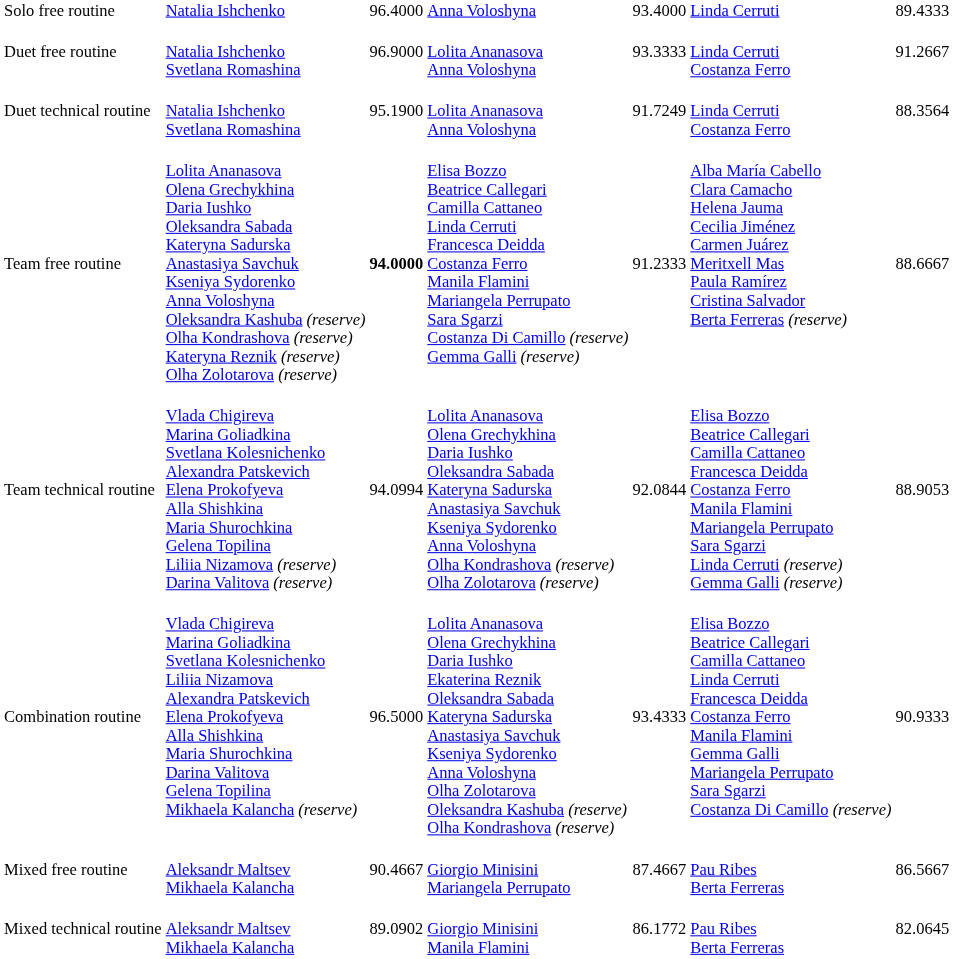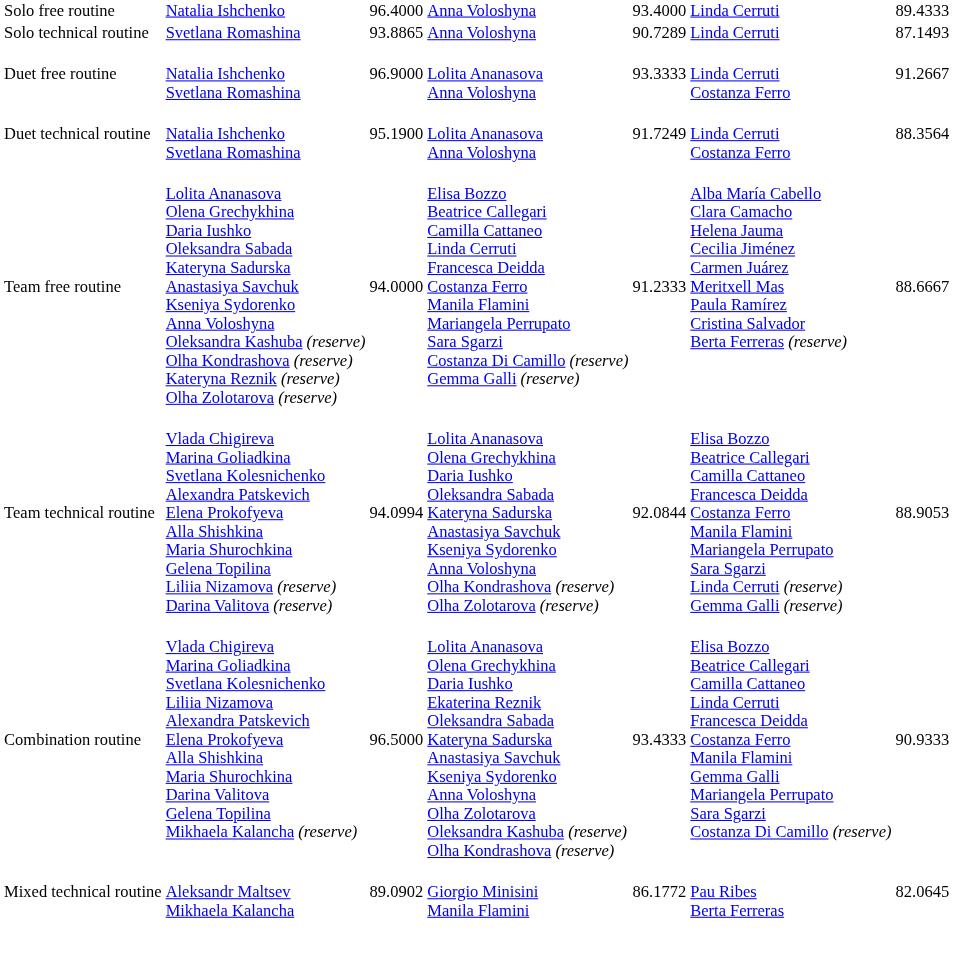+ row: (76, 33)
(396, 263) bold -> (396, 286) normal
- row: (66, 869)
